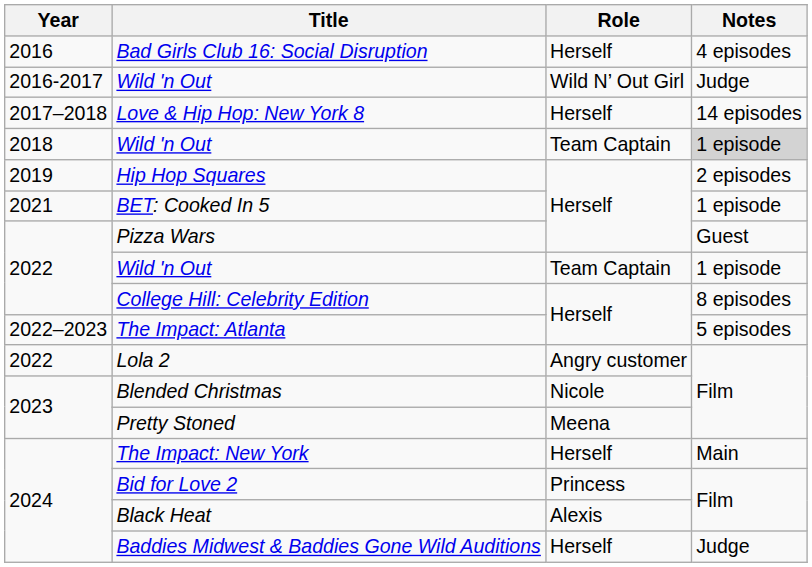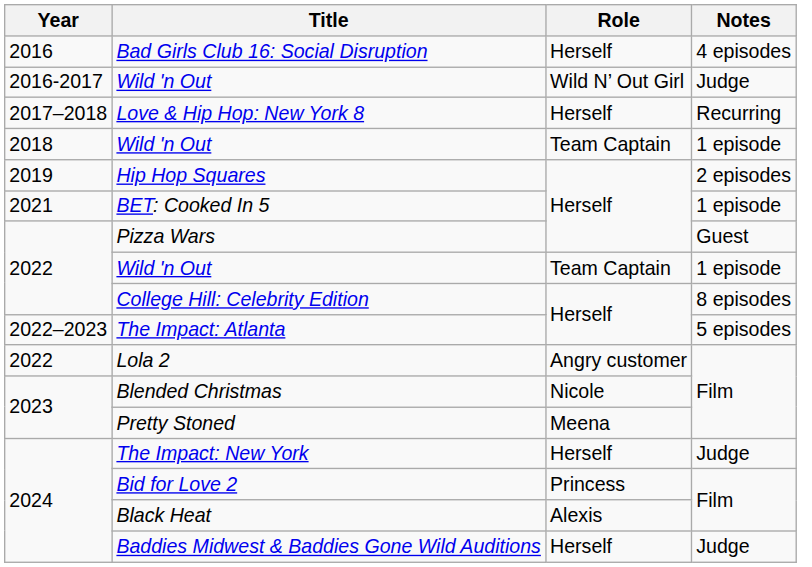(749, 113) 14 episodes -> (739, 113) Recurring
(739, 144) lightgrey background -> (739, 144) no background
(718, 454) Main -> (723, 454) Judge
